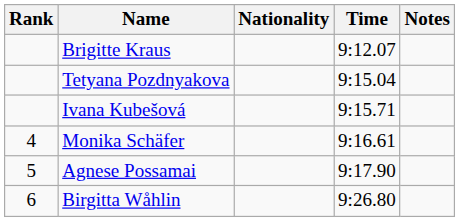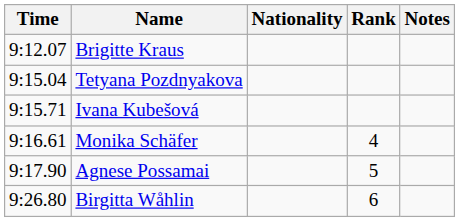columns swapped: (31, 19) <-> (367, 19)
